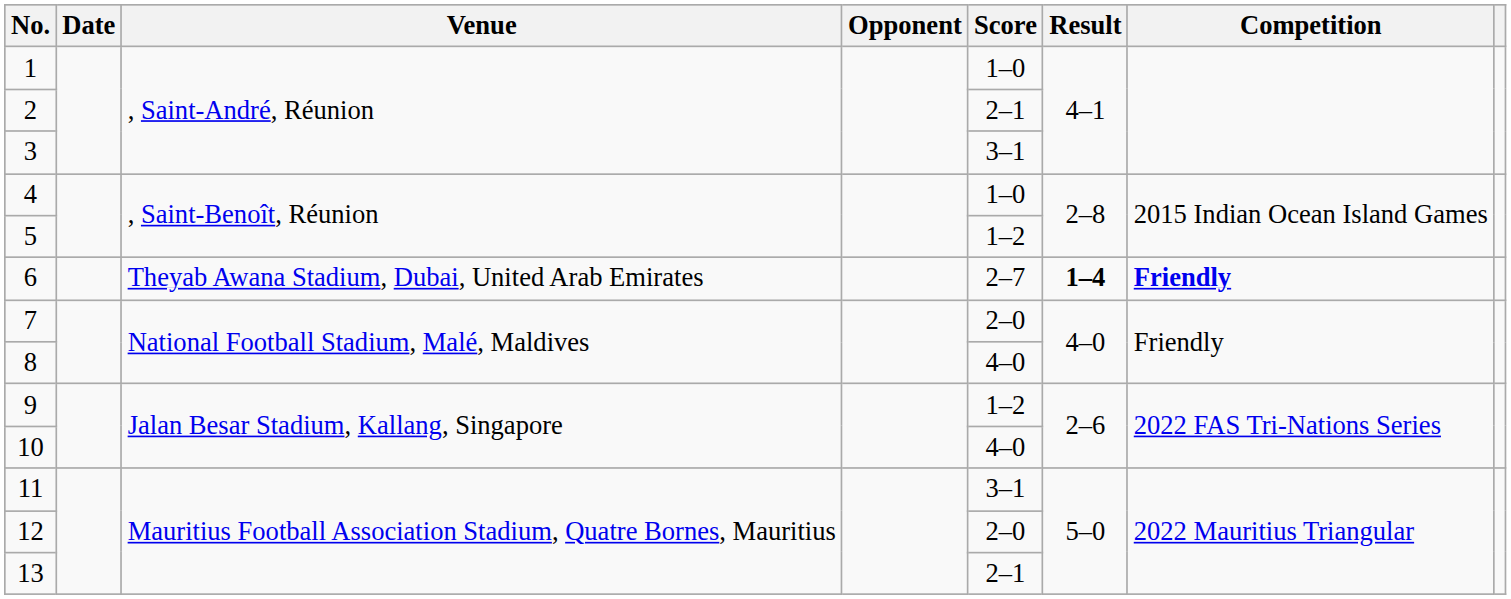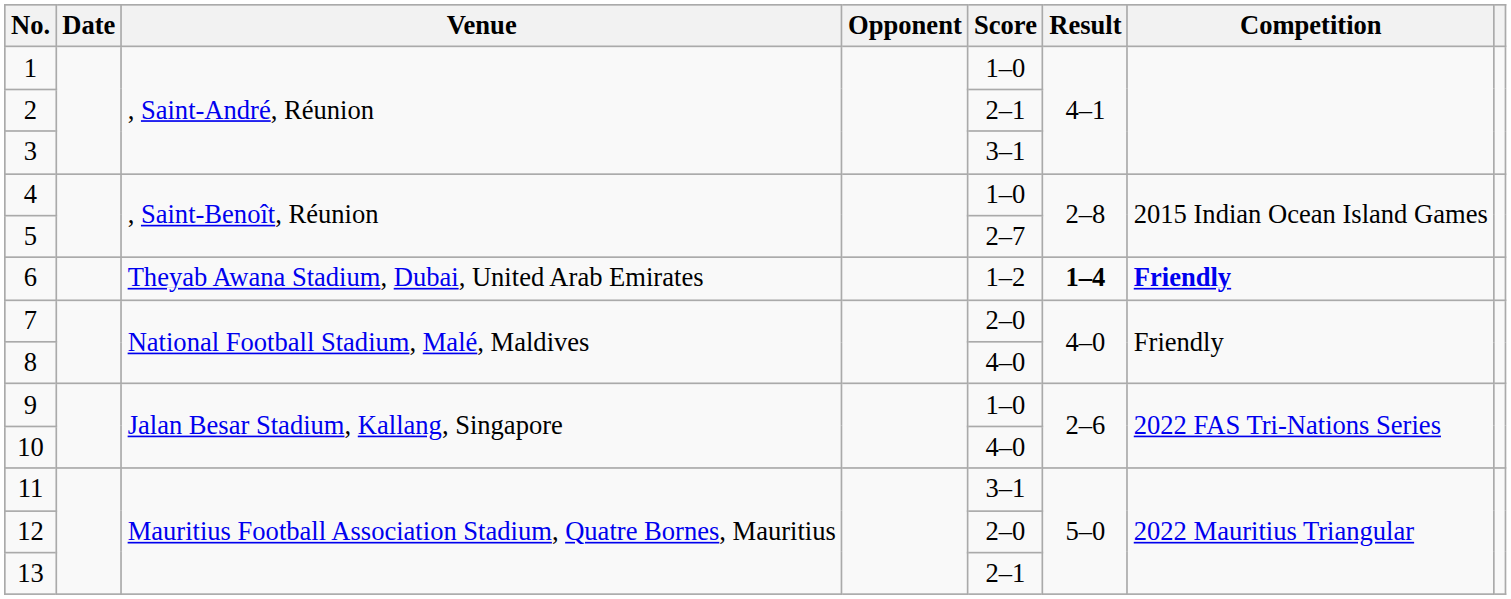(1005, 236) 1–2 -> (1005, 236) 2–7
(1005, 278) 2–7 -> (1005, 278) 1–2
(1005, 404) 1–2 -> (1005, 404) 1–0
